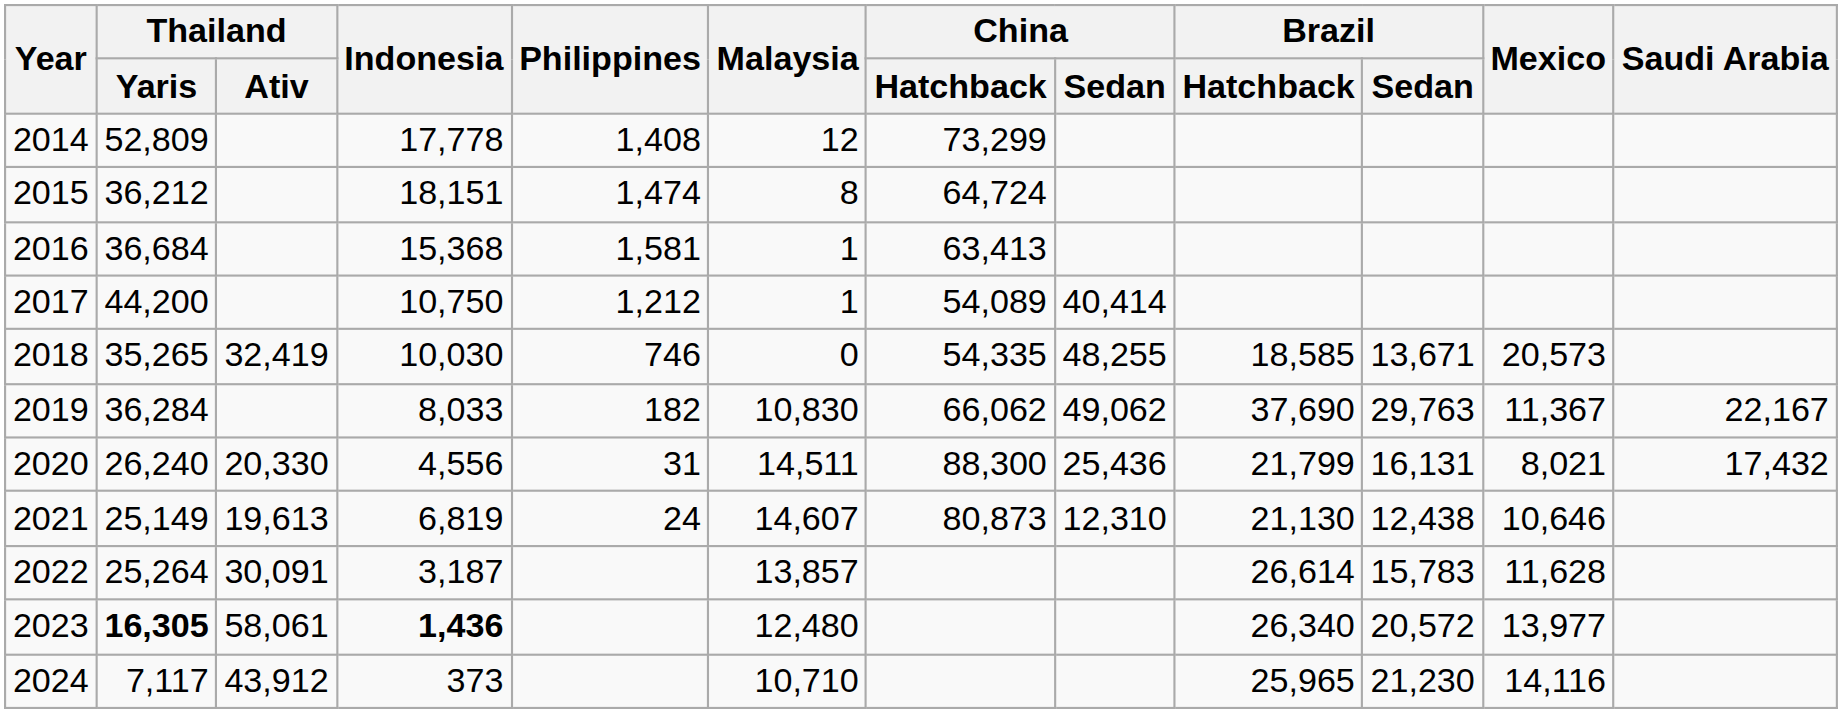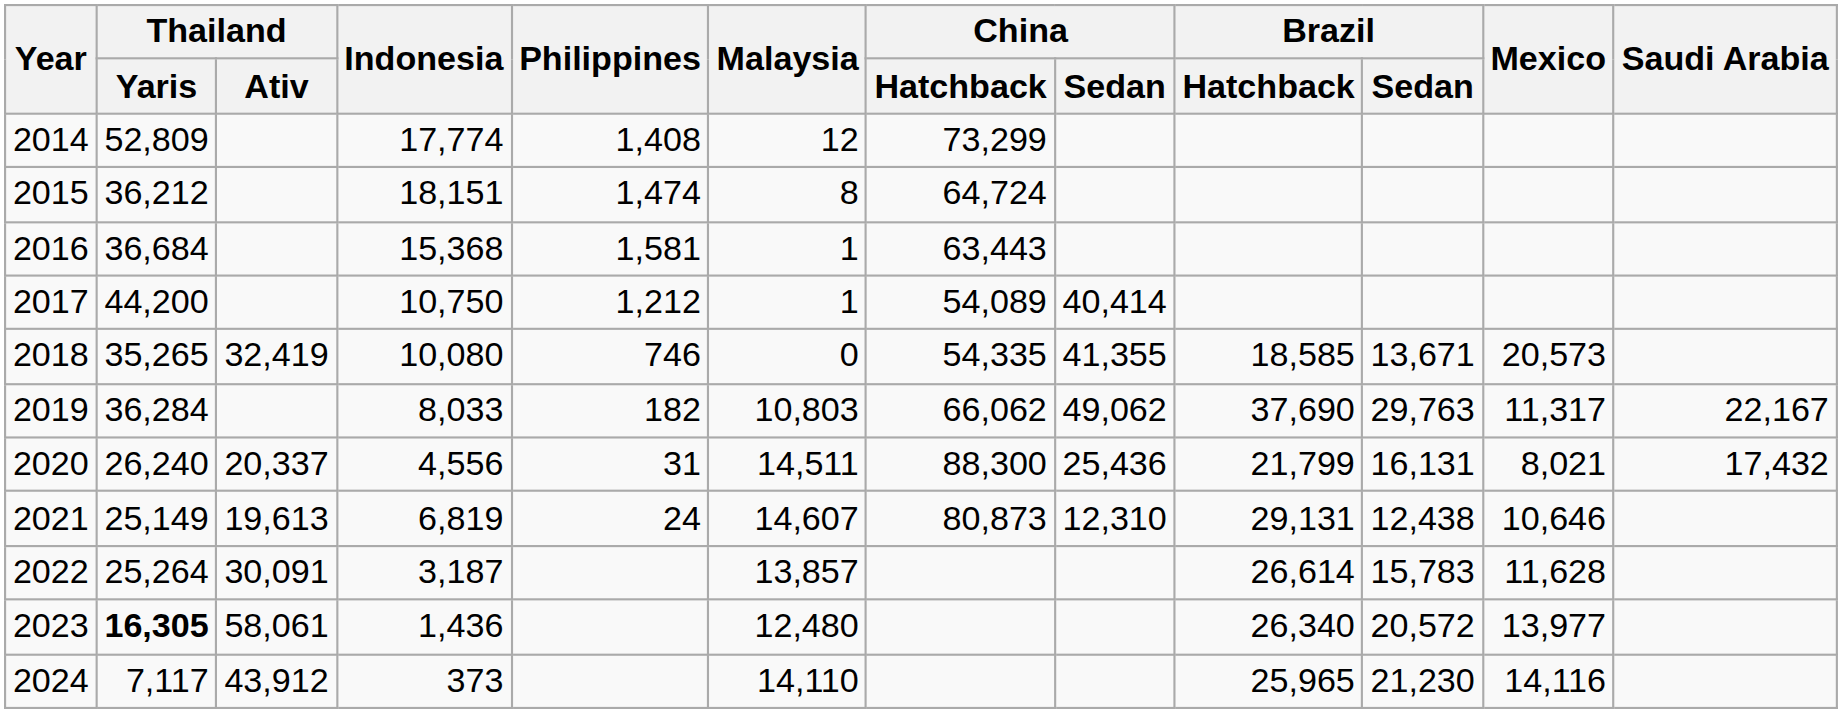(451, 139) 17,778 -> (451, 139) 17,774
(995, 247) 63,413 -> (995, 247) 63,443
(451, 355) 10,030 -> (451, 355) 10,080
(1115, 355) 48,255 -> (1115, 355) 41,355
(807, 409) 10,830 -> (807, 409) 10,803
(1555, 409) 11,367 -> (1555, 409) 11,317
(277, 463) 20,330 -> (277, 463) 20,337
(1303, 517) 21,130 -> (1303, 517) 29,131
(461, 626) bold -> (461, 626) normal
(807, 680) 10,710 -> (808, 680) 14,110
